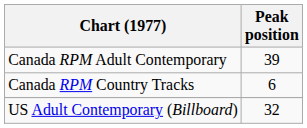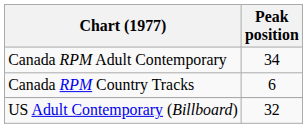(272, 60) 39 -> (272, 60) 34
